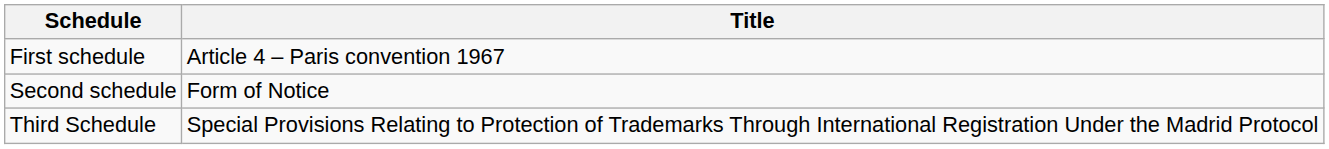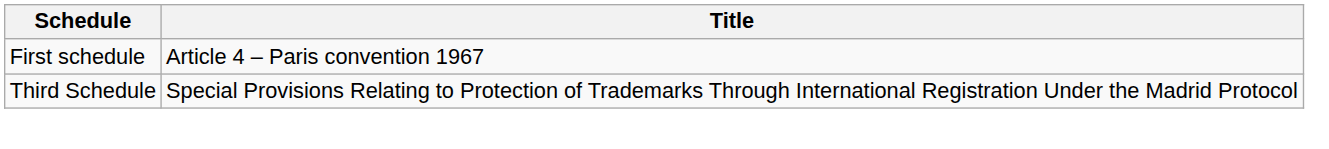- row: (93, 90)
